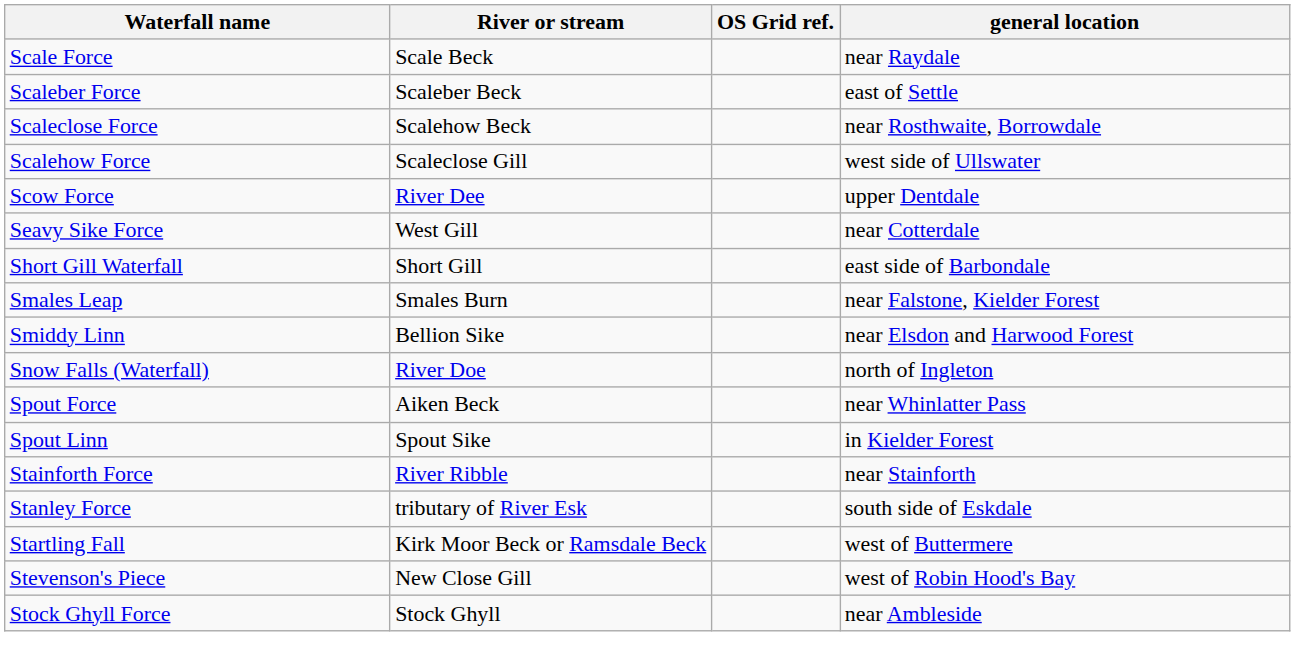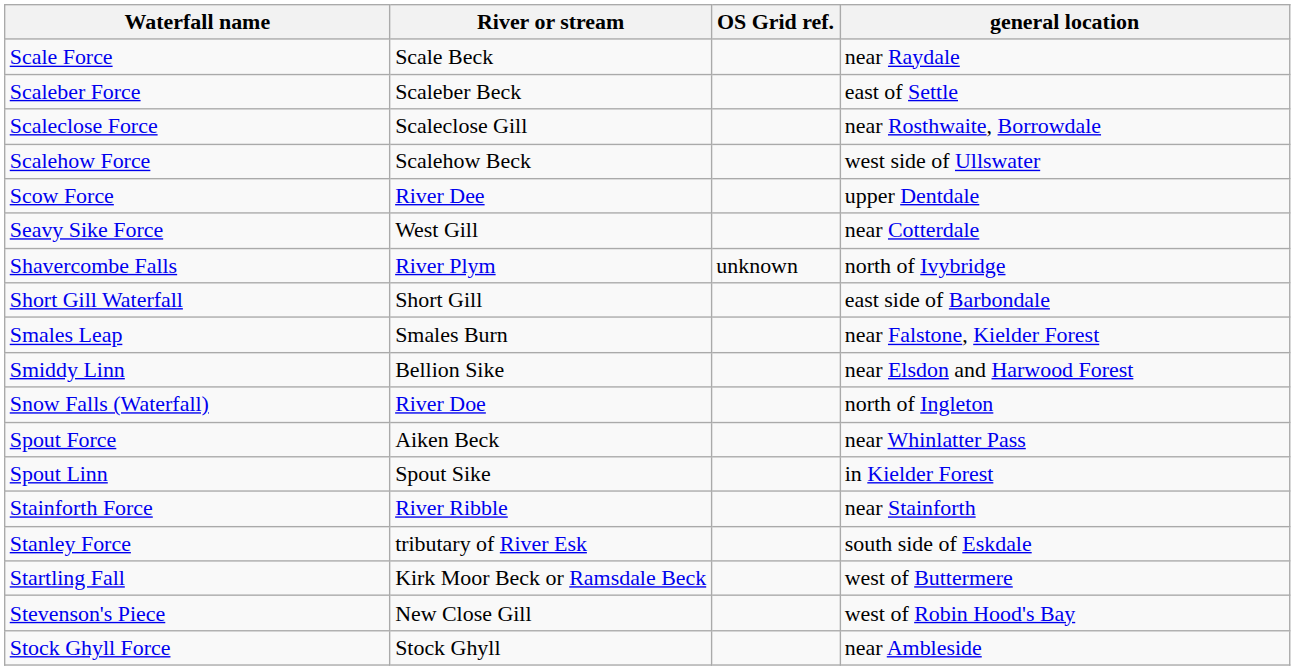(463, 126) Scalehow Beck -> (461, 126) Scaleclose Gill
(461, 160) Scaleclose Gill -> (463, 160) Scalehow Beck
+ row: (93, 265)
